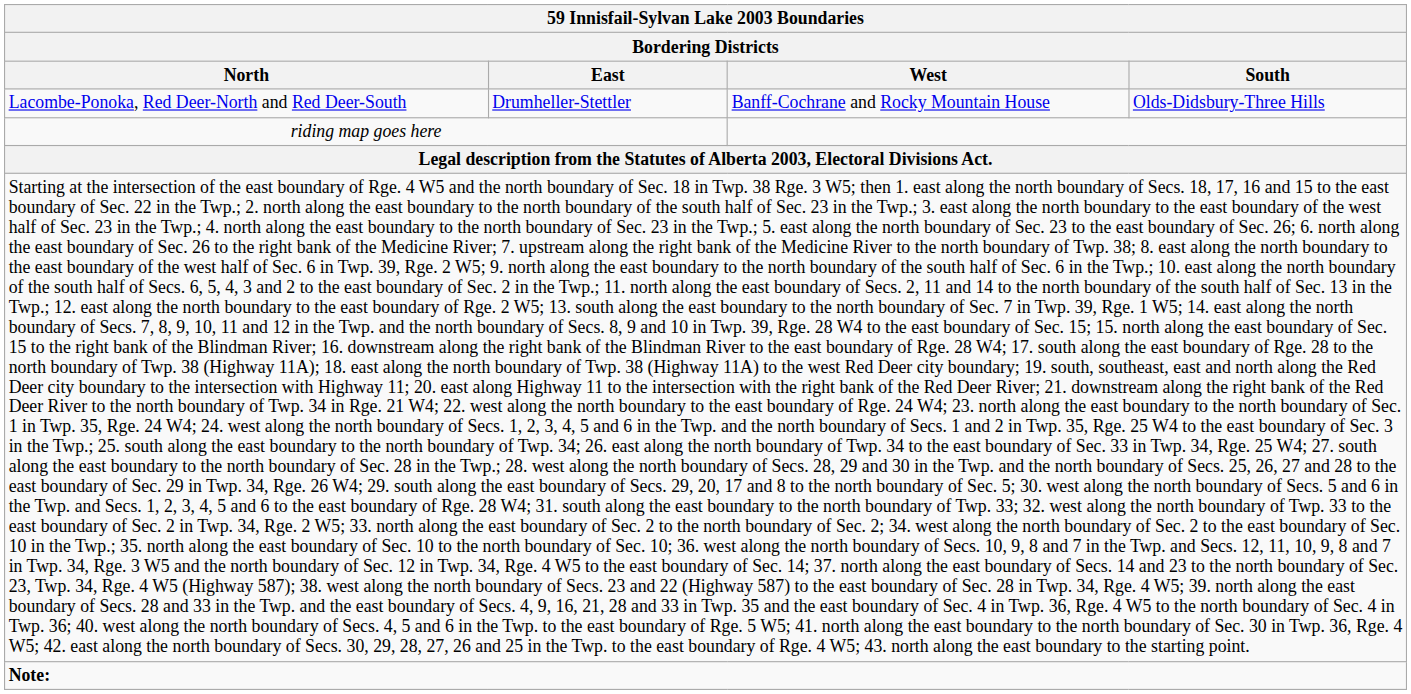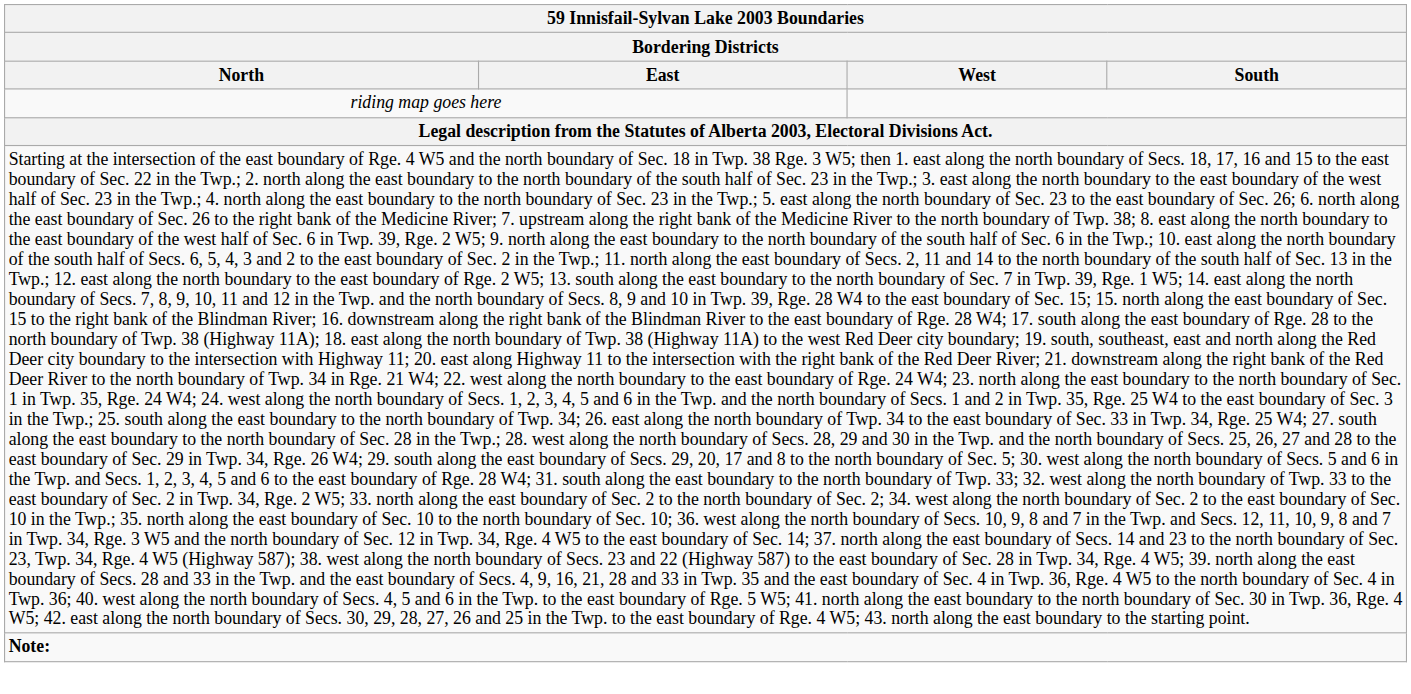- row: (208, 103)
